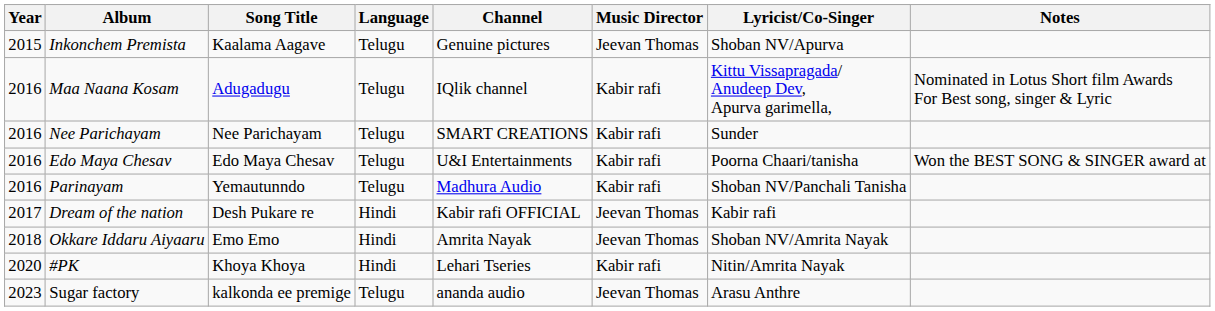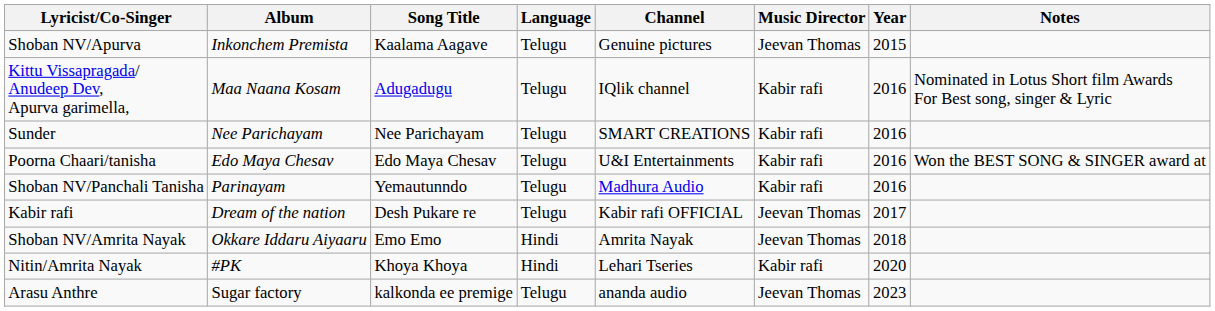columns swapped: (25, 17) <-> (809, 17)
(377, 213) Hindi -> (544, 213) Telugu
